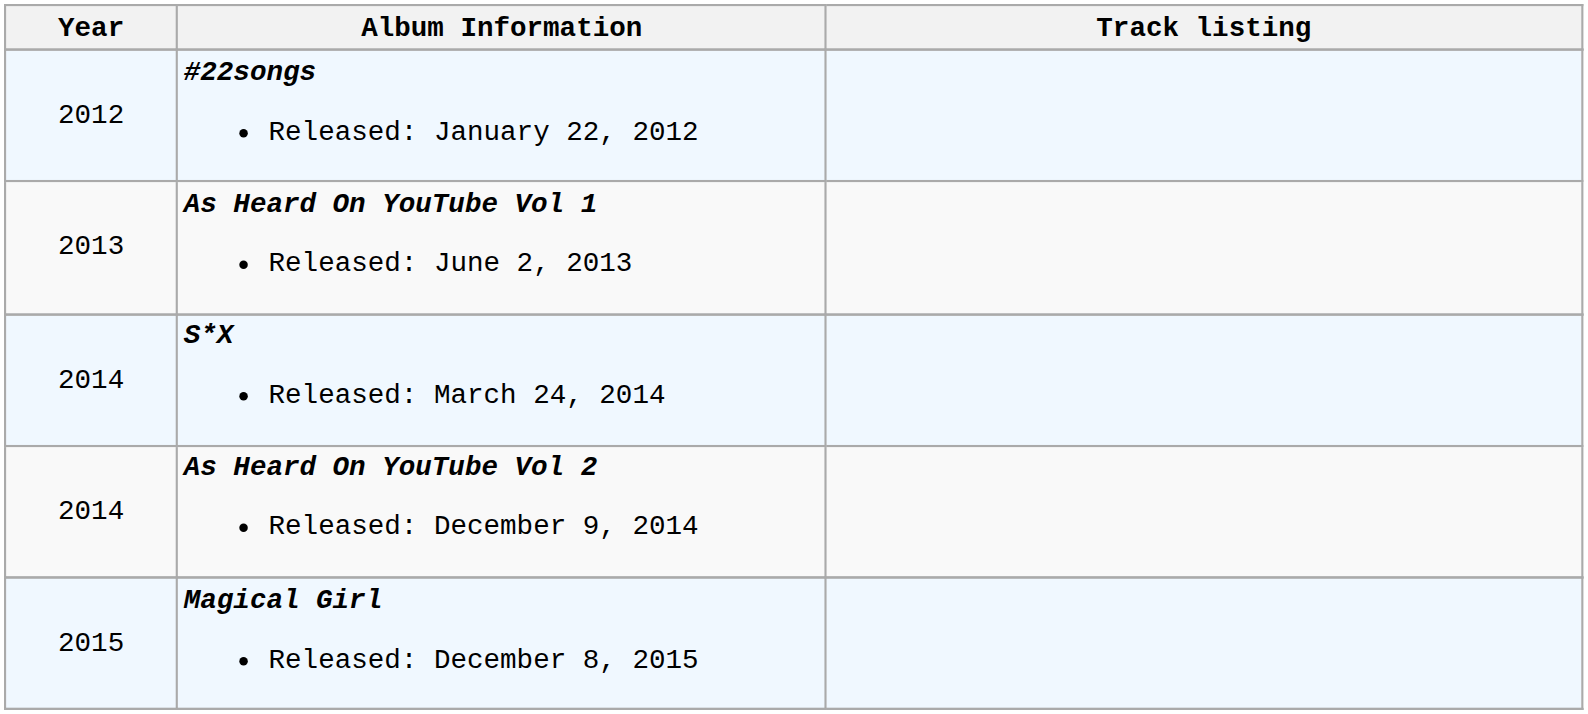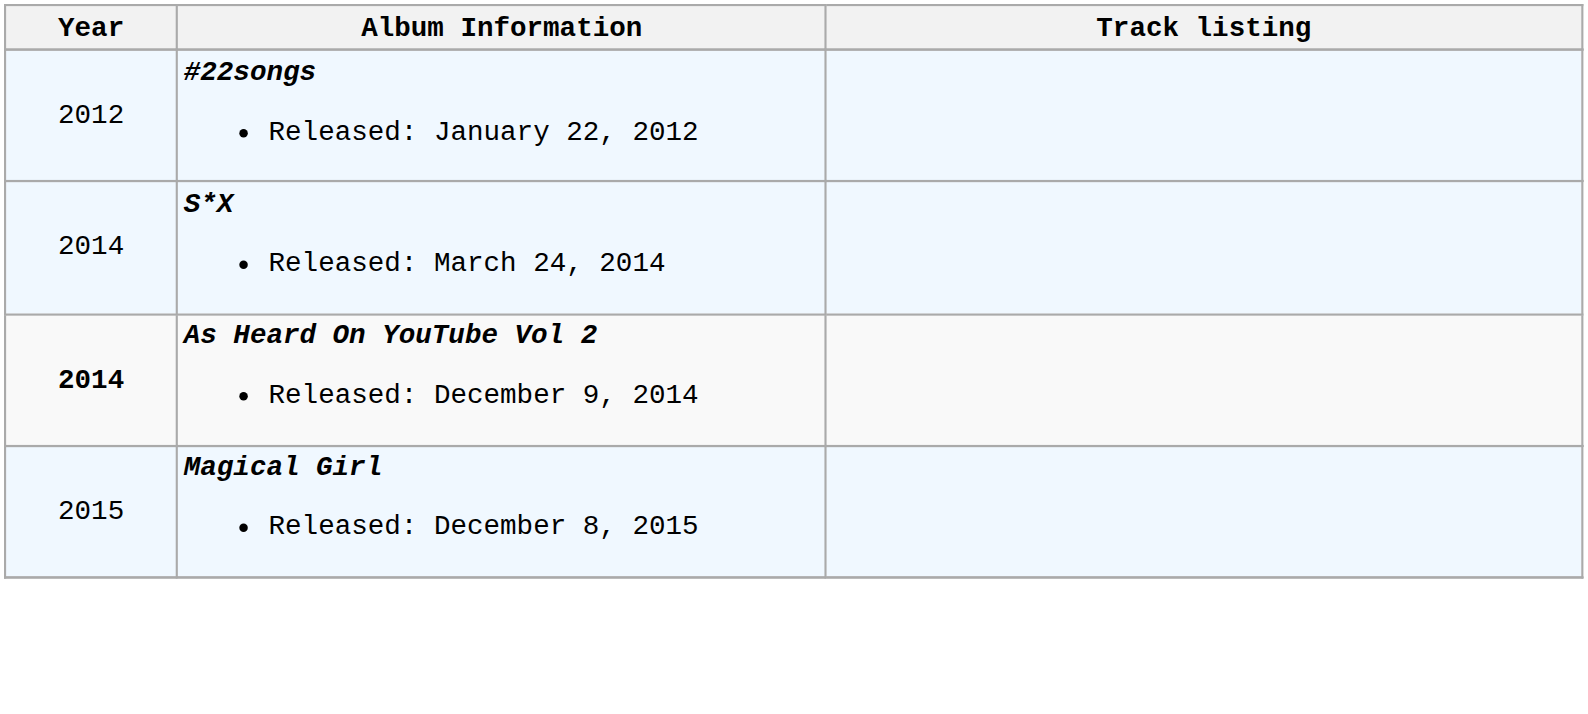- row: (502, 234)
(91, 511) normal -> (91, 380) bold
